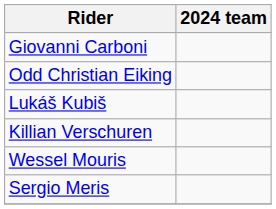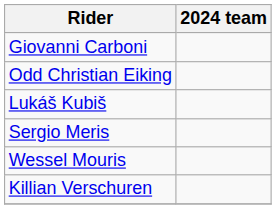rows swapped: (59, 189) <-> (80, 132)
